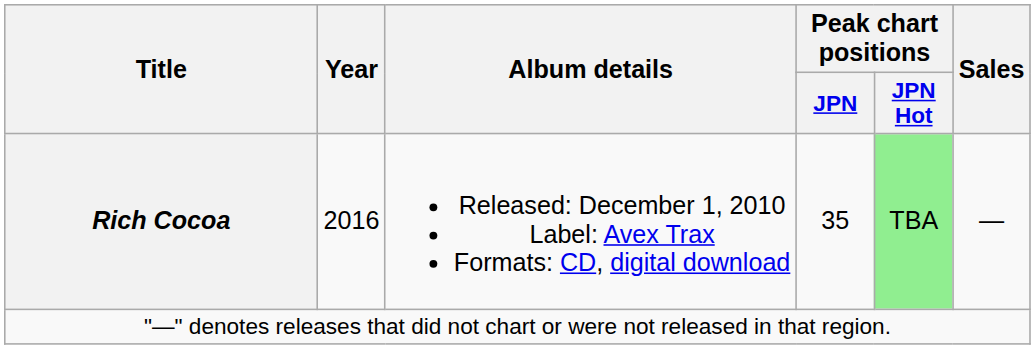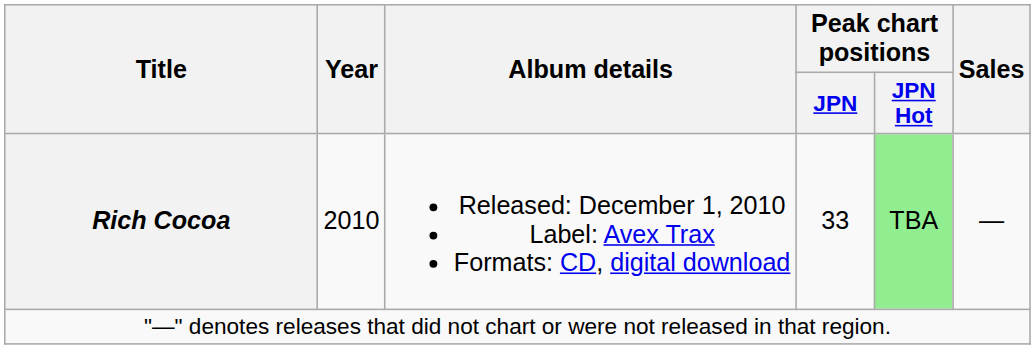(352, 220) 2016 -> (352, 220) 2010
(835, 220) 35 -> (835, 220) 33
